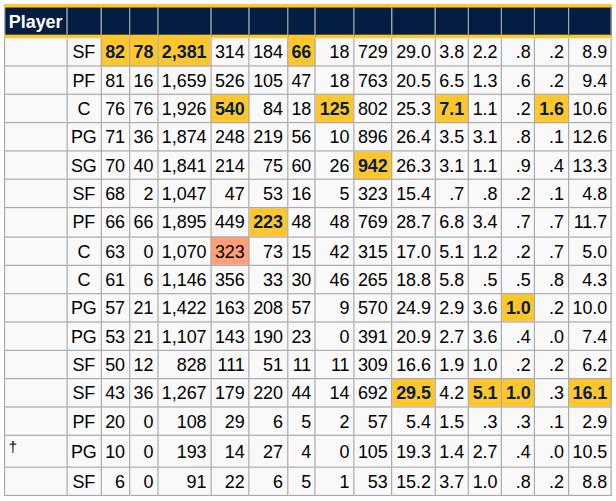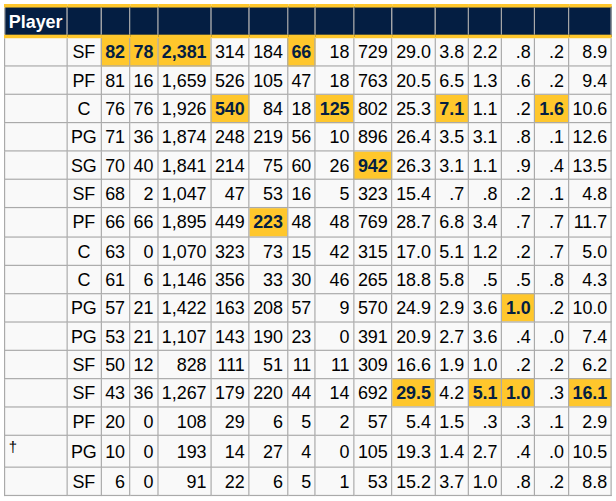(590, 166) 13.3 -> (590, 166) 13.5
(230, 251) lightsalmon background -> (230, 251) no background
